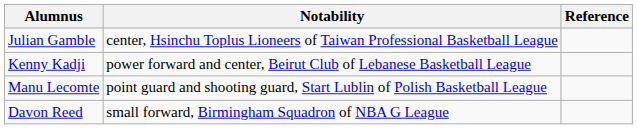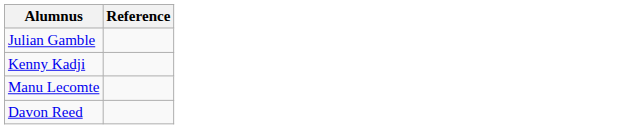- column: (332, 16)
